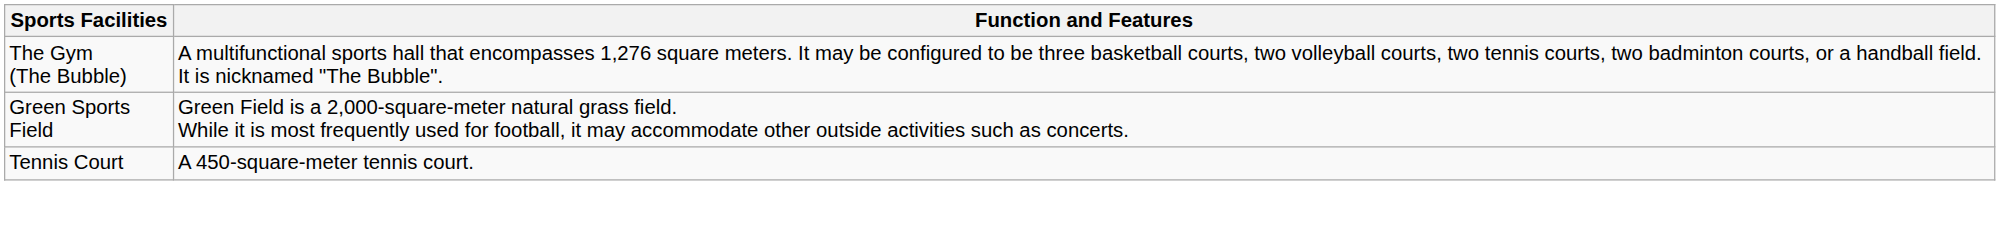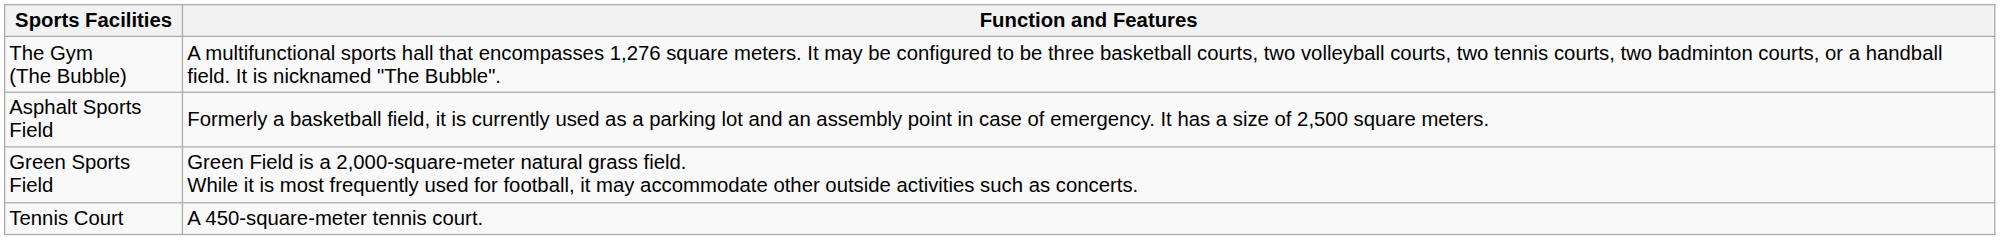+ row: (75, 119)
